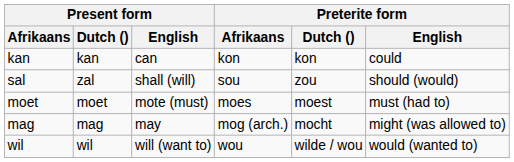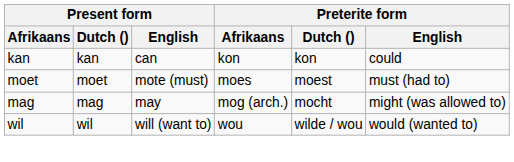- row: (16, 80)
